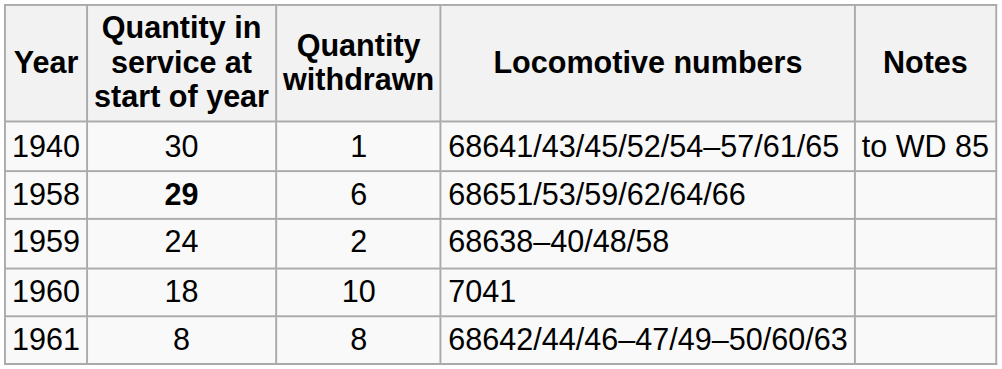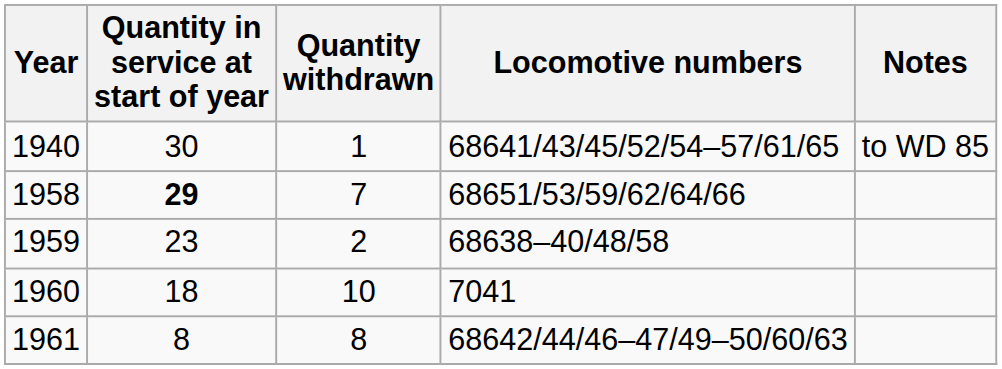(359, 194) 6 -> (359, 194) 7
(182, 242) 24 -> (182, 242) 23
